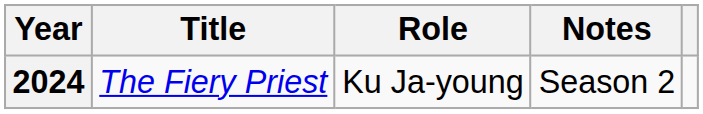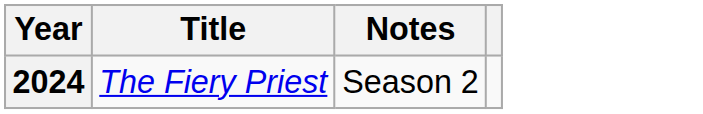- column: (433, 30)
